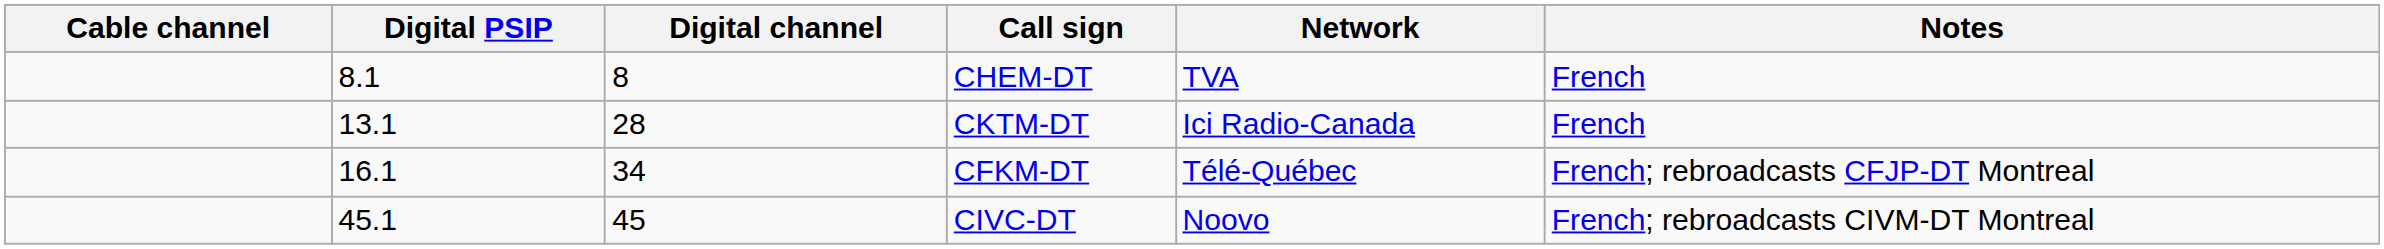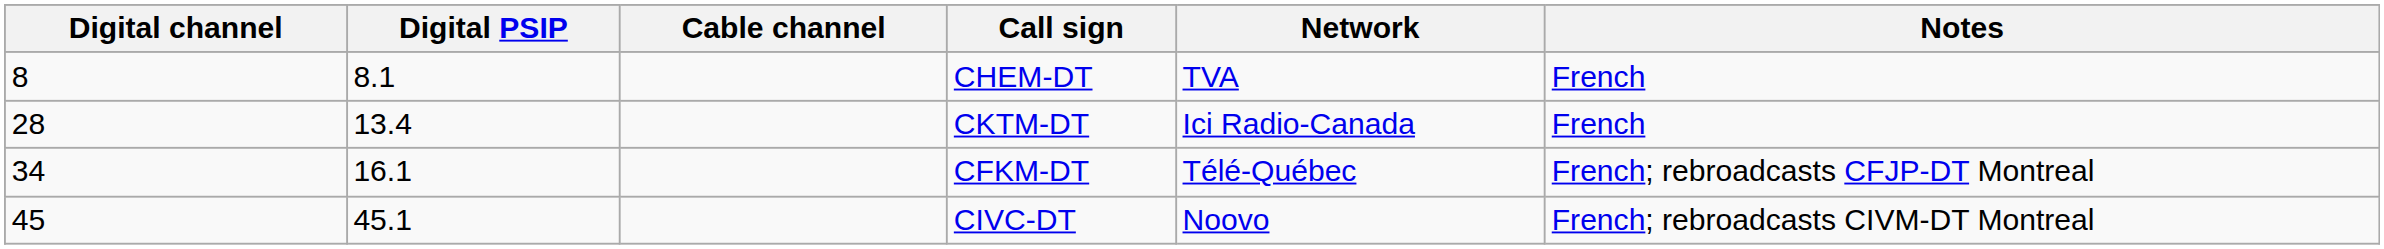columns swapped: (776, 28) <-> (168, 28)
(368, 123) 13.1 -> (383, 123) 13.4
